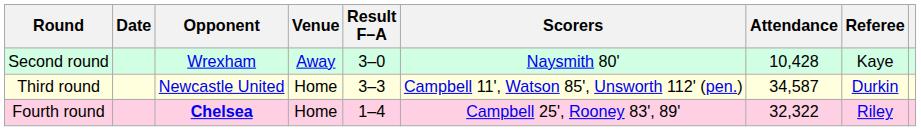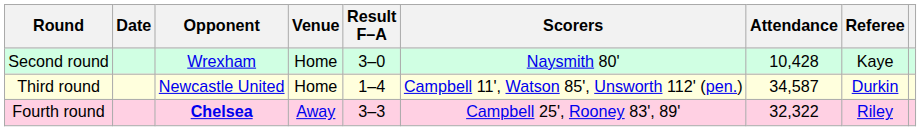(316, 61) Away -> (316, 61) Home
(372, 86) 3–3 -> (372, 86) 1–4
(316, 112) Home -> (316, 112) Away
(372, 112) 1–4 -> (372, 112) 3–3
